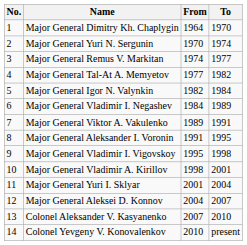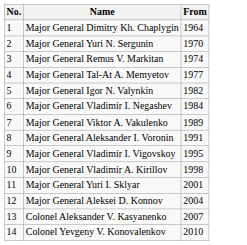- column: (226, 12)
